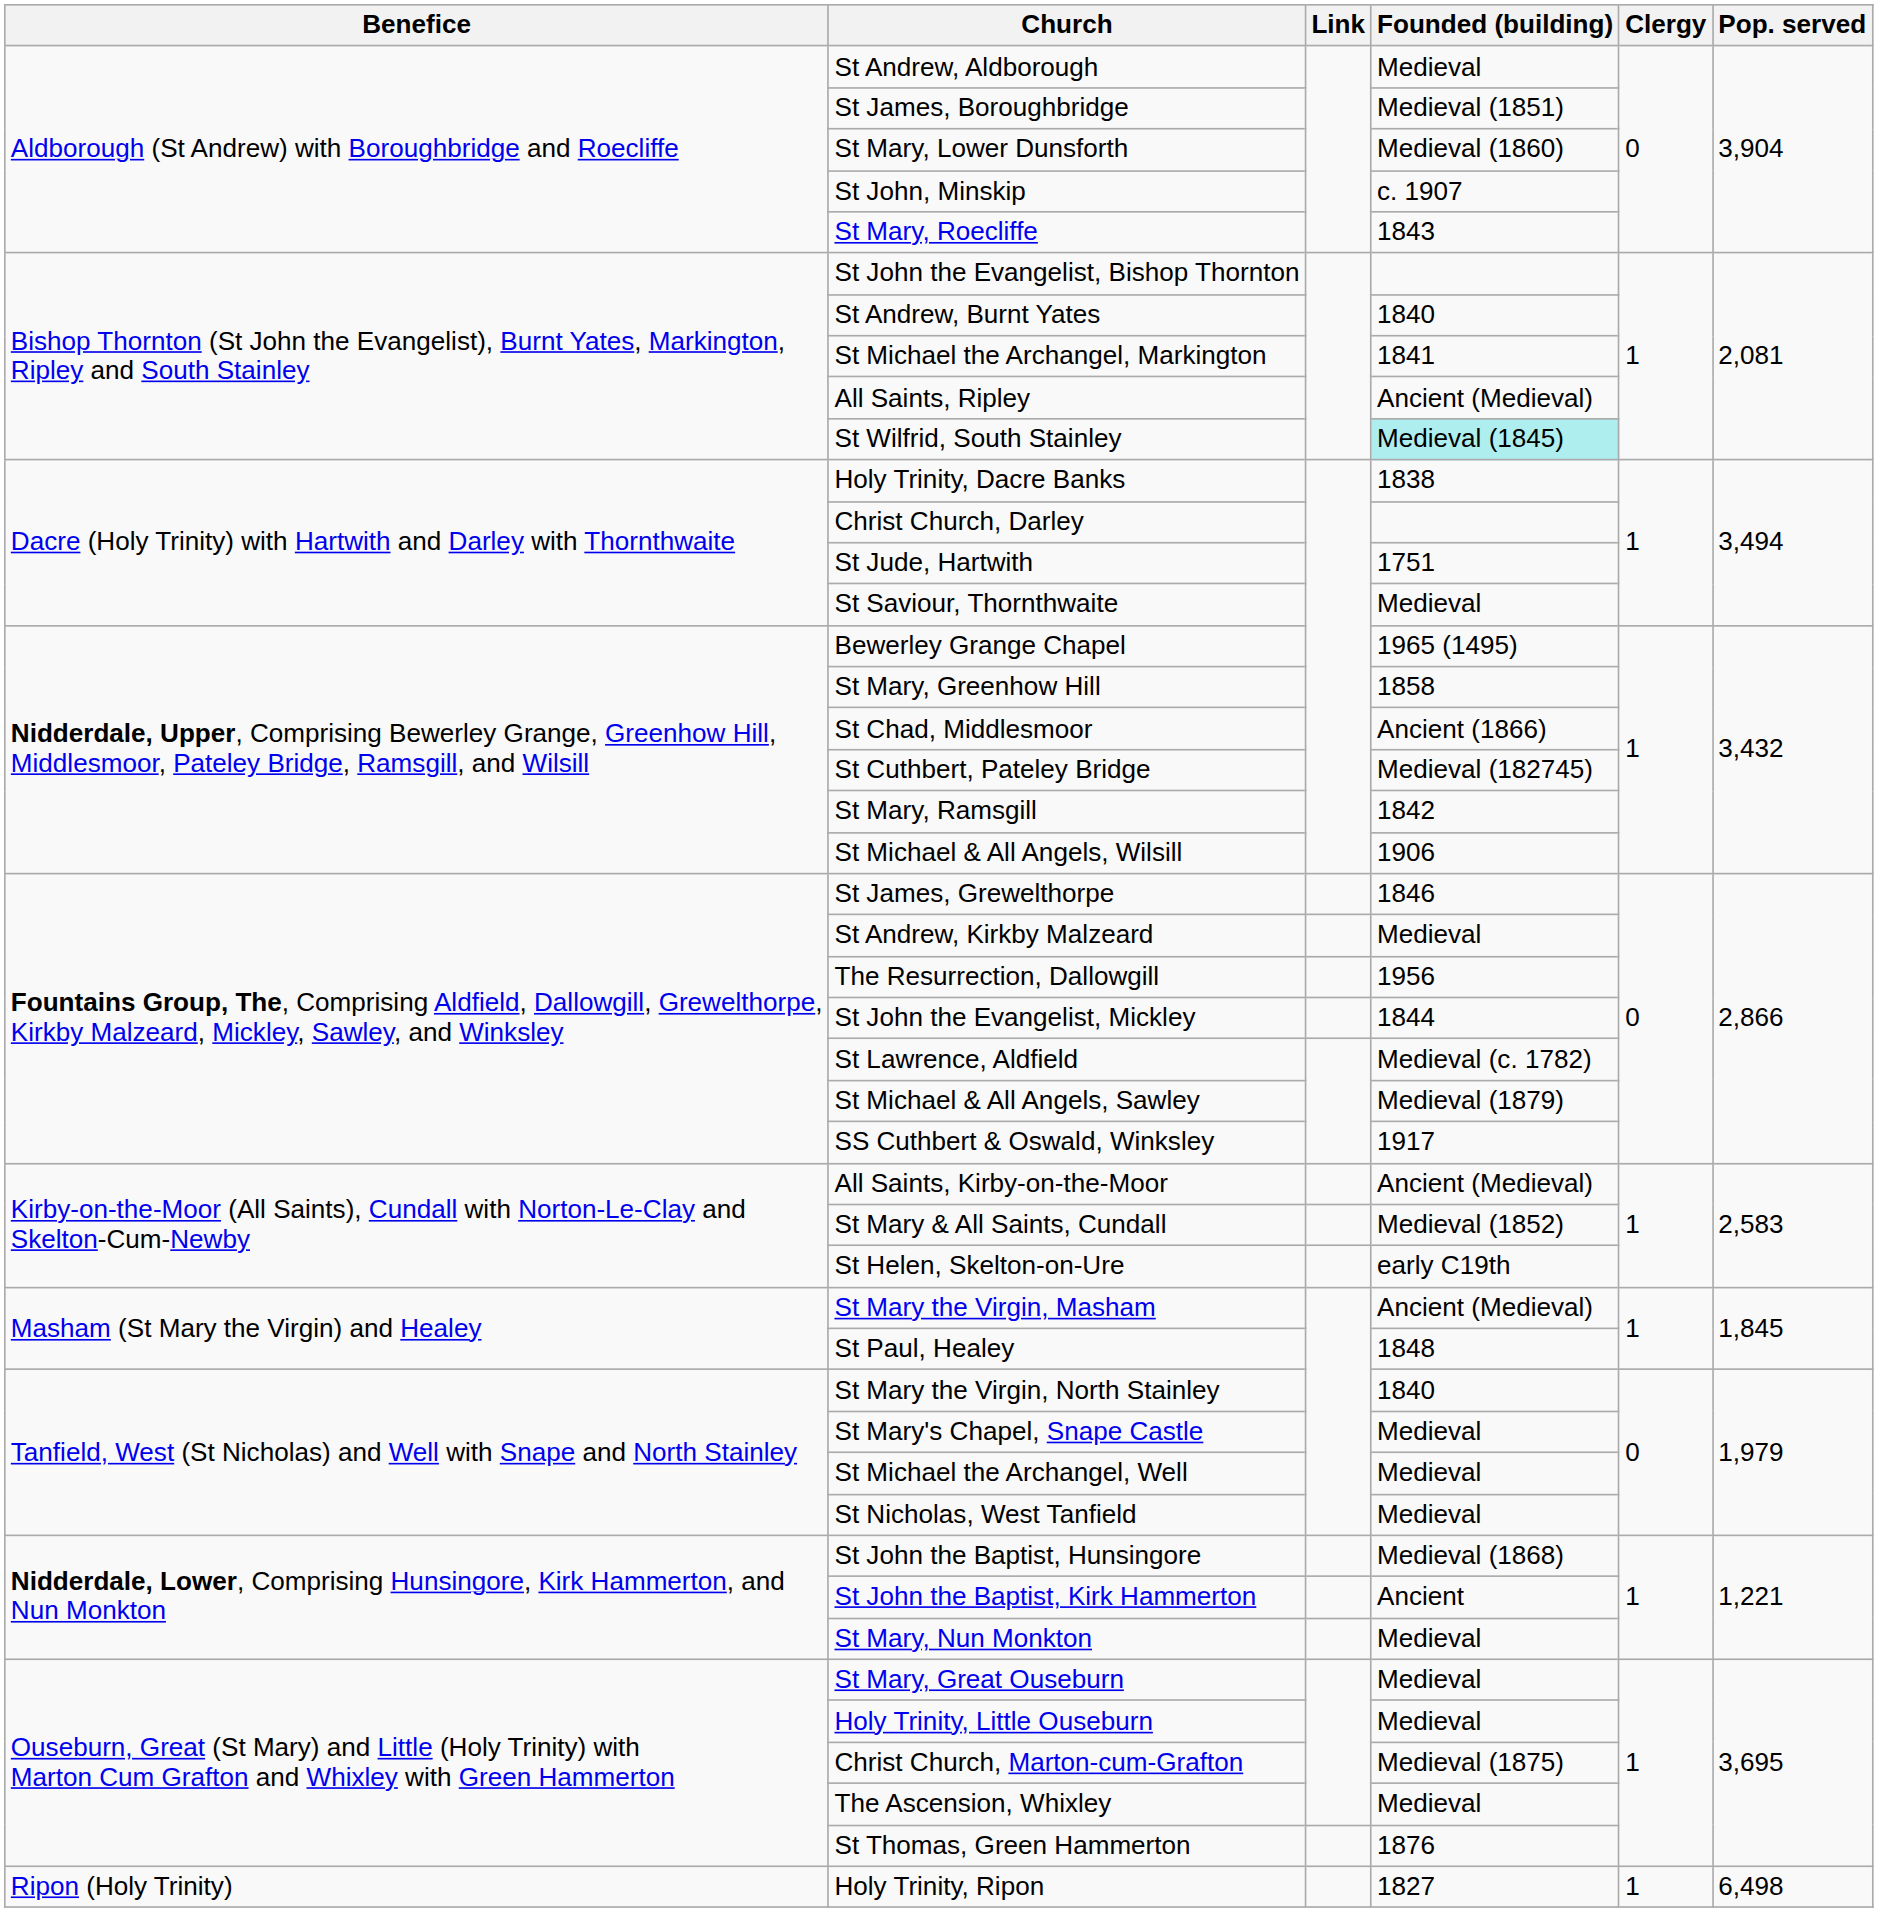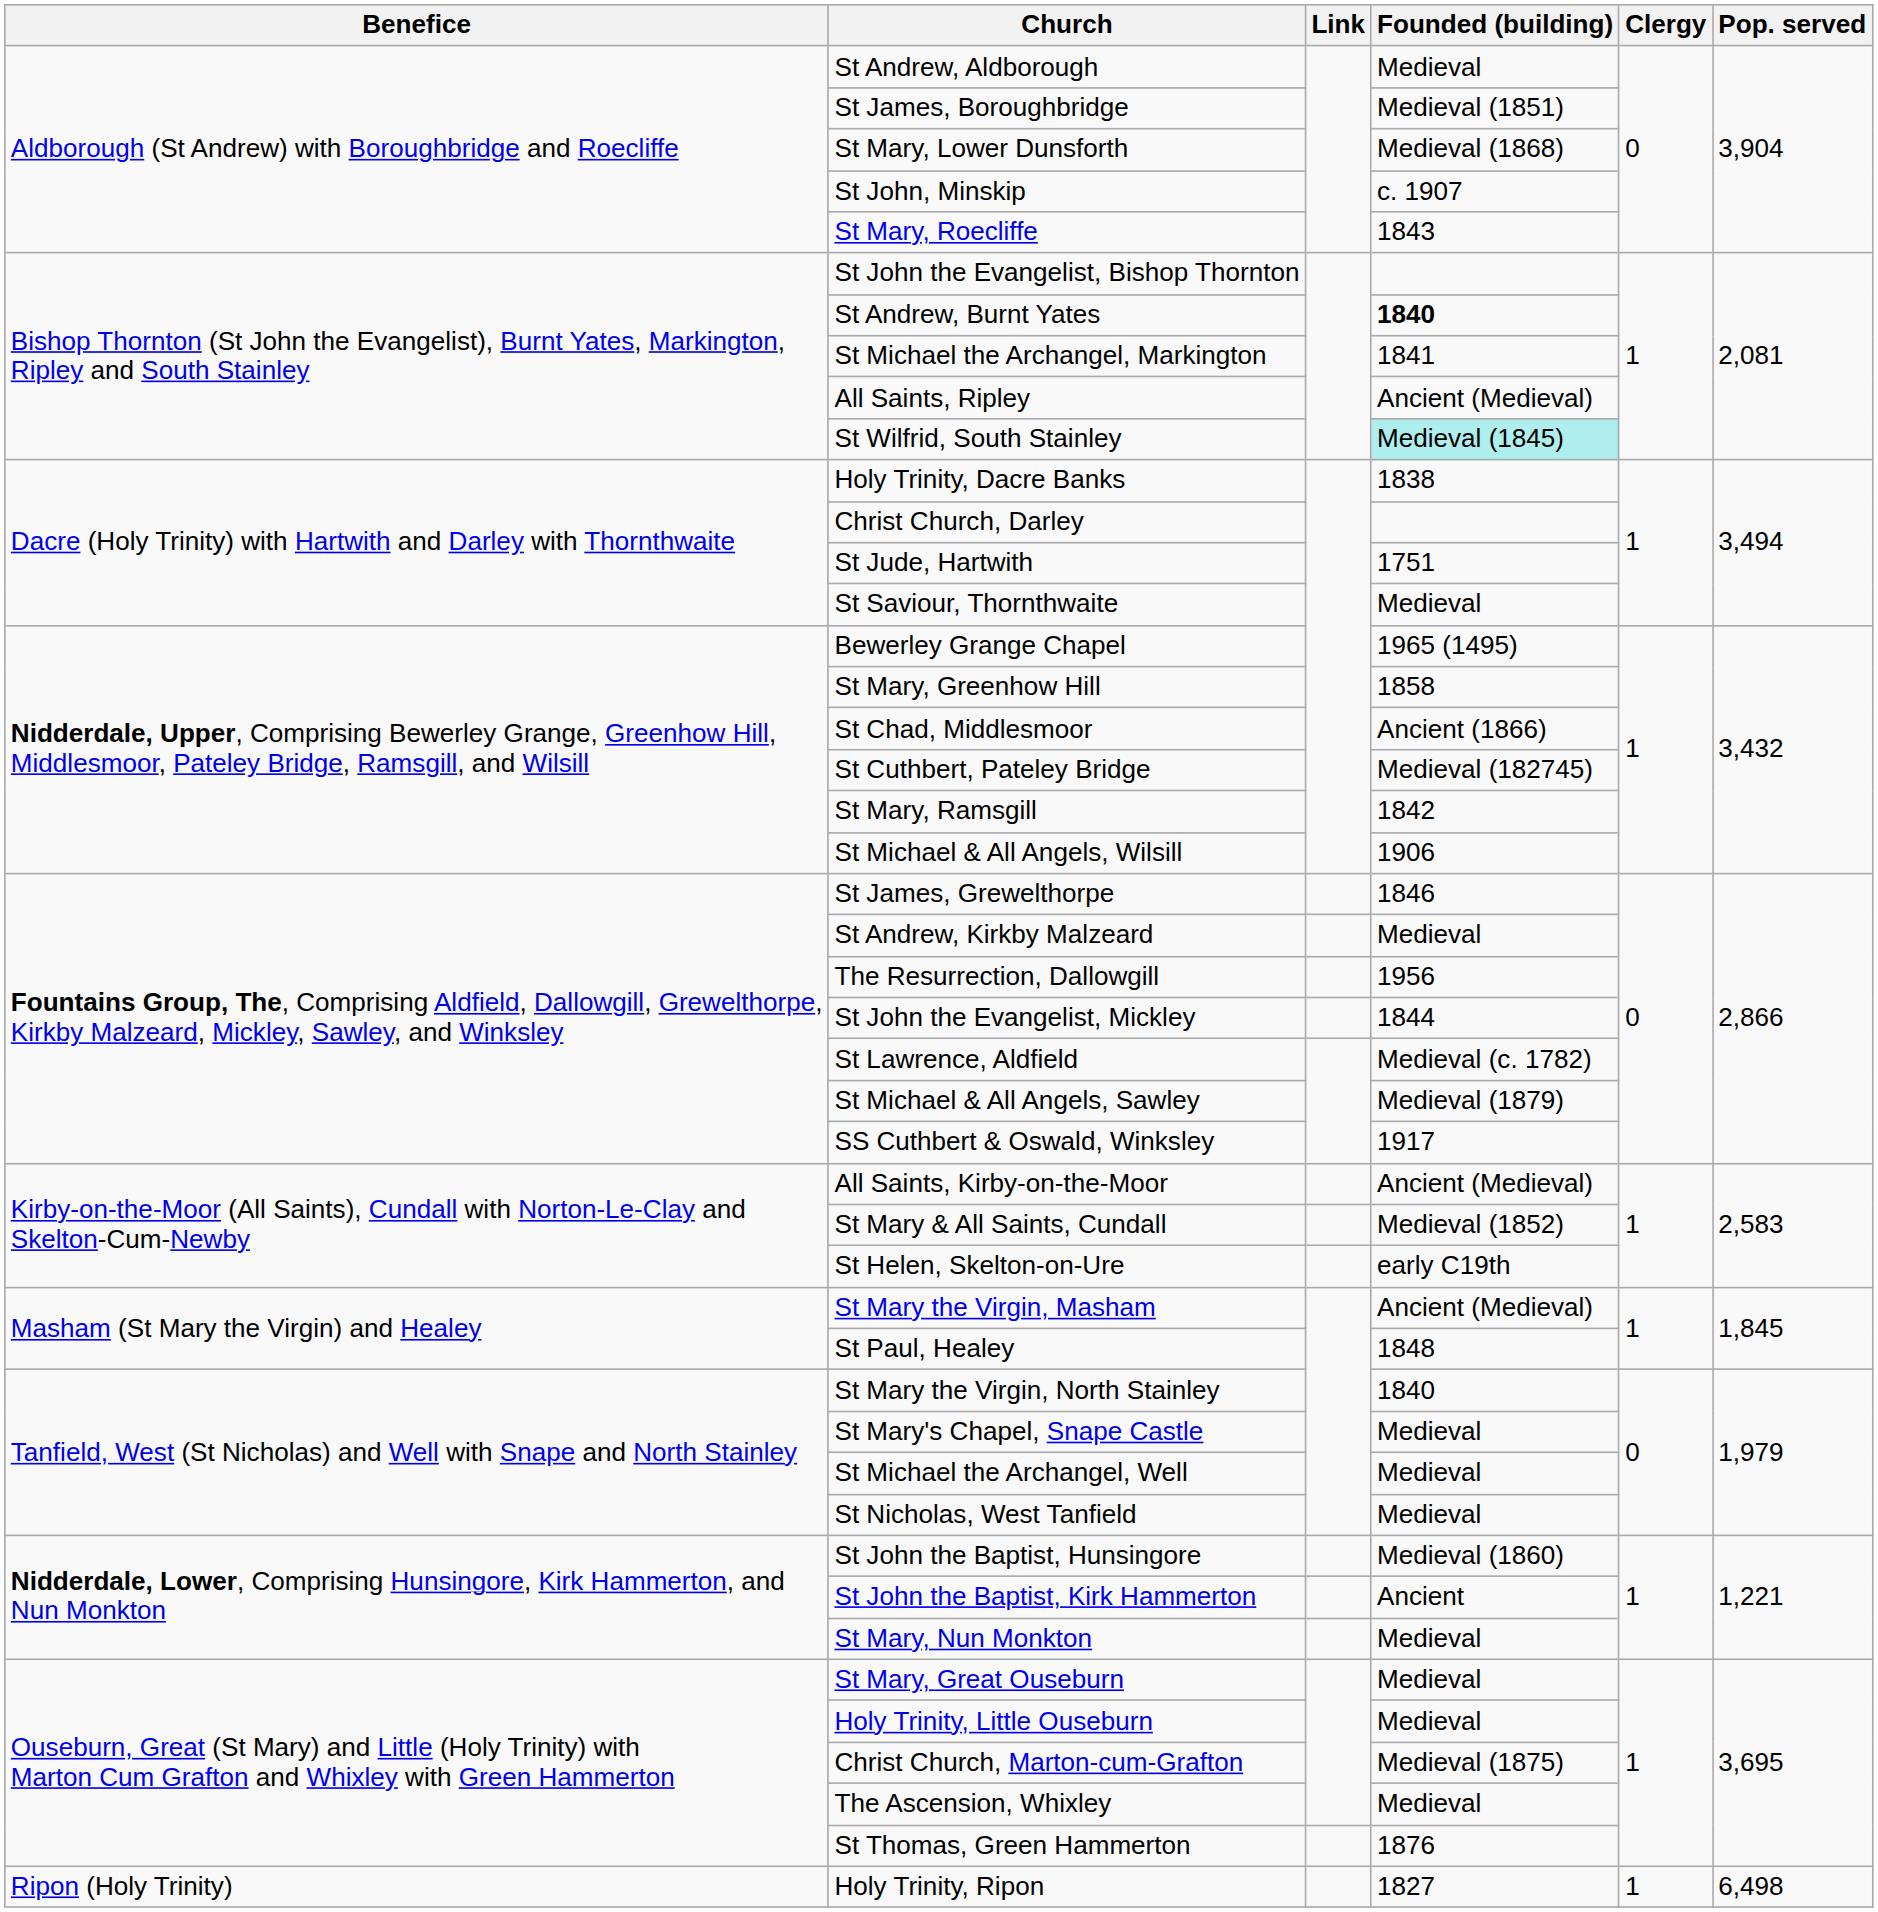(1471, 149) Medieval (1860) -> (1471, 149) Medieval (1868)
(1406, 314) normal -> (1406, 314) bold
(1471, 1555) Medieval (1868) -> (1471, 1555) Medieval (1860)
